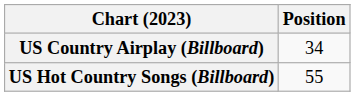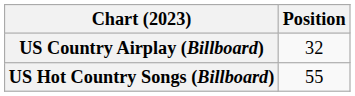(314, 47) 34 -> (314, 47) 32
